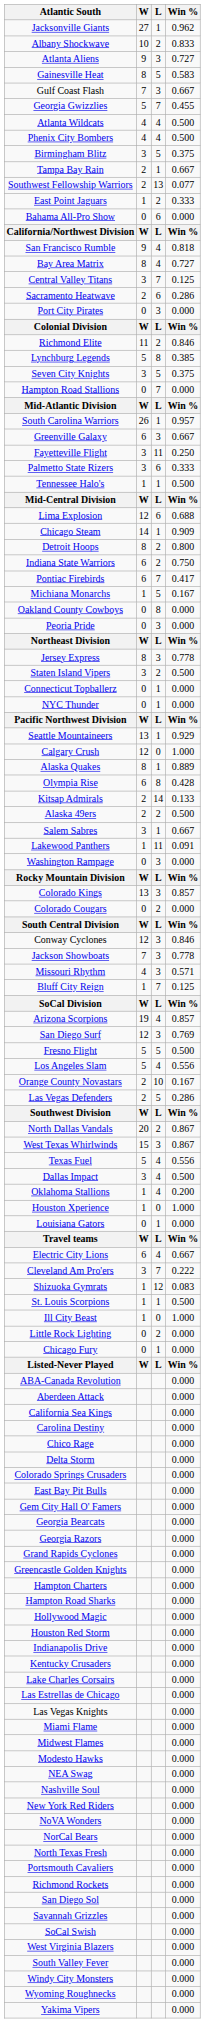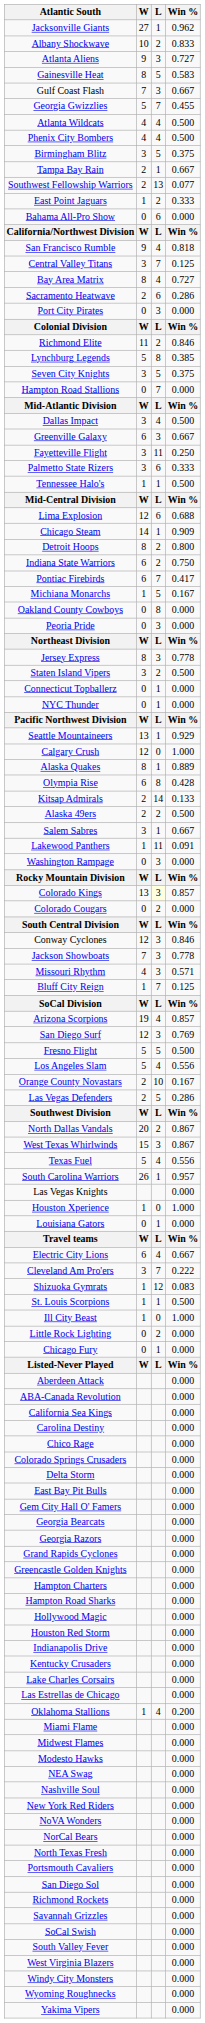rows swapped: (70, 264) <-> (70, 279)
rows swapped: (70, 421) <-> (70, 1176)
(158, 893) no background -> (158, 893) lightyellow background
rows swapped: (70, 1192) <-> (70, 1711)
rows swapped: (70, 1381) <-> (70, 1396)
rows swapped: (70, 1475) <-> (70, 1459)
rows swapped: (70, 1884) <-> (70, 1900)
rows swapped: (70, 1963) <-> (70, 1947)
